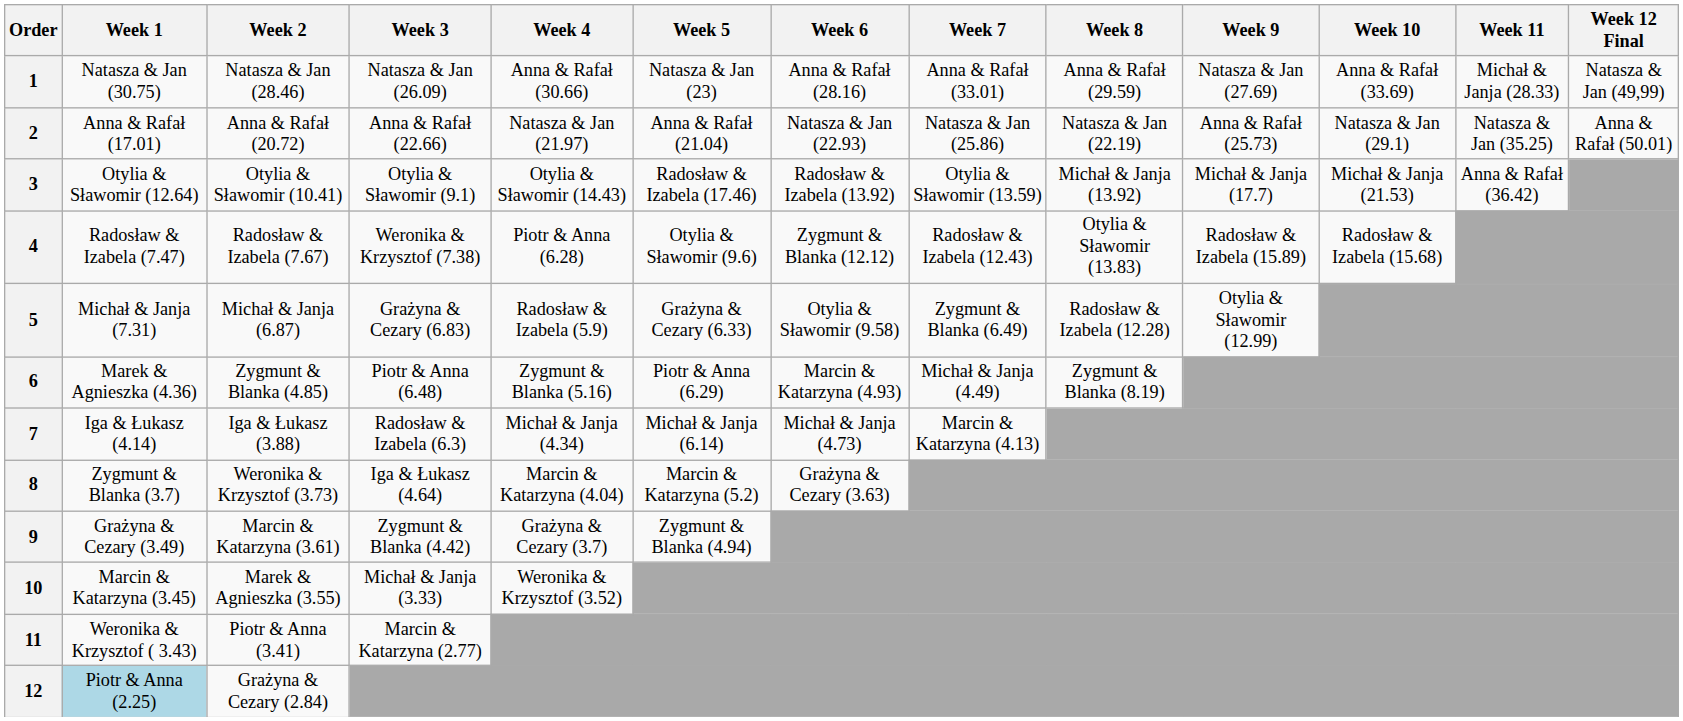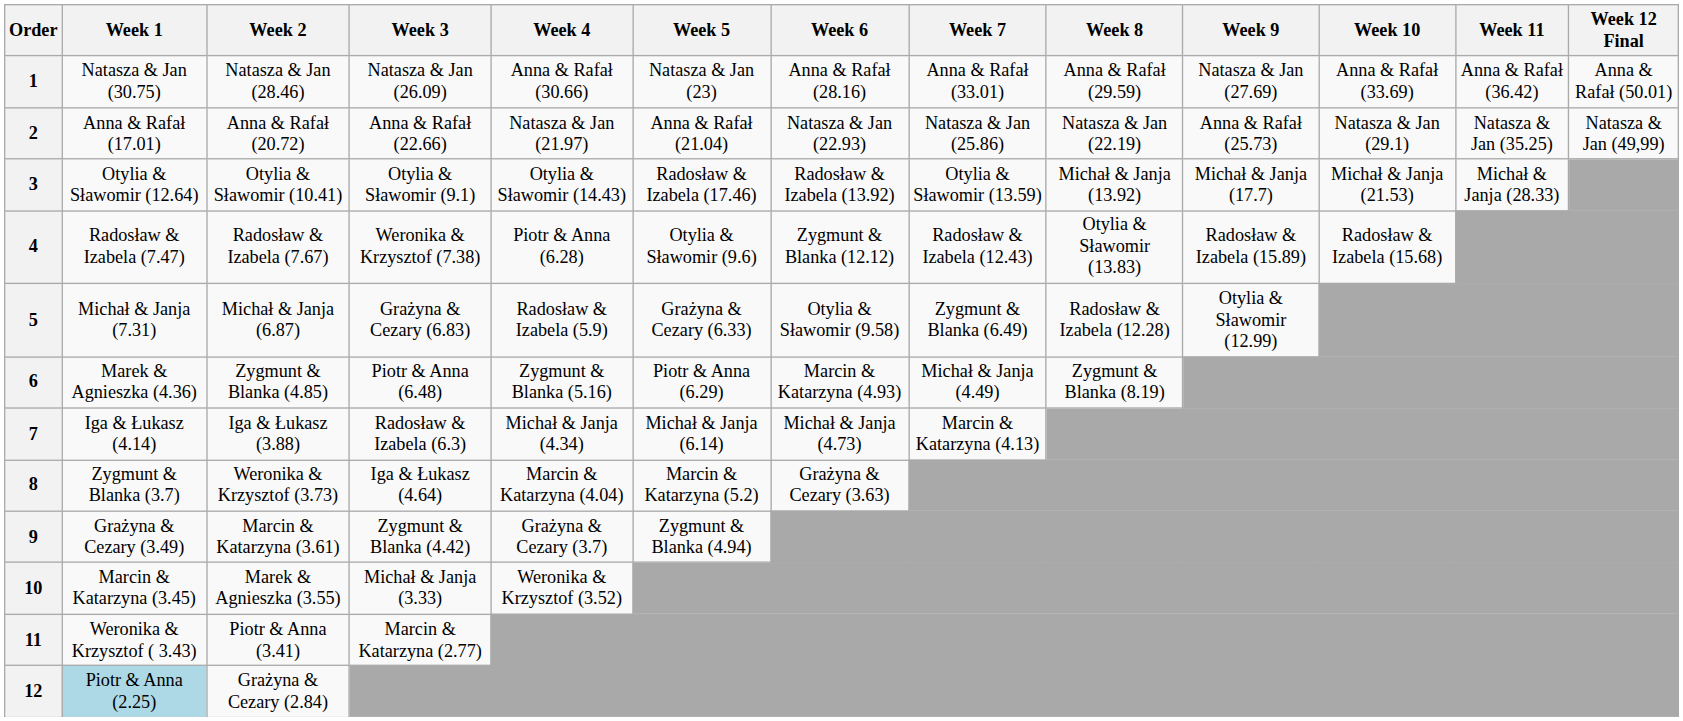(1512, 81) Michał & Janja (28.33) -> (1512, 81) Anna & Rafał (36.42)
(1624, 81) Natasza & Jan (49,99) -> (1624, 81) Anna & Rafał (50.01)
(1624, 132) Anna & Rafał (50.01) -> (1624, 132) Natasza & Jan (49,99)
(1512, 184) Anna & Rafał (36.42) -> (1512, 184) Michał & Janja (28.33)
